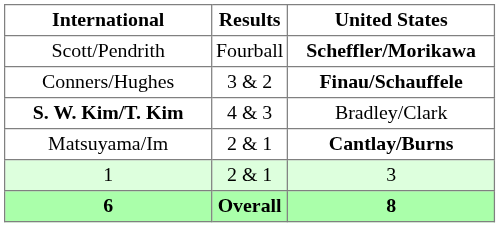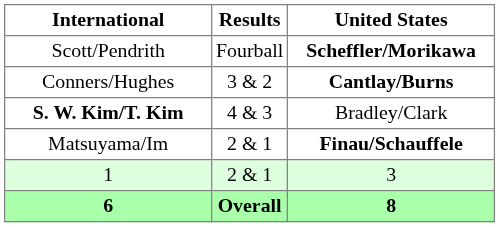(391, 81) Finau/Schauffele -> (391, 81) Cantlay/Burns
(391, 144) Cantlay/Burns -> (391, 144) Finau/Schauffele
